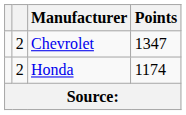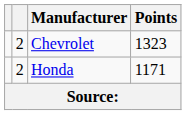(151, 44) 1347 -> (151, 44) 1323
(150, 70) 1174 -> (150, 70) 1171
